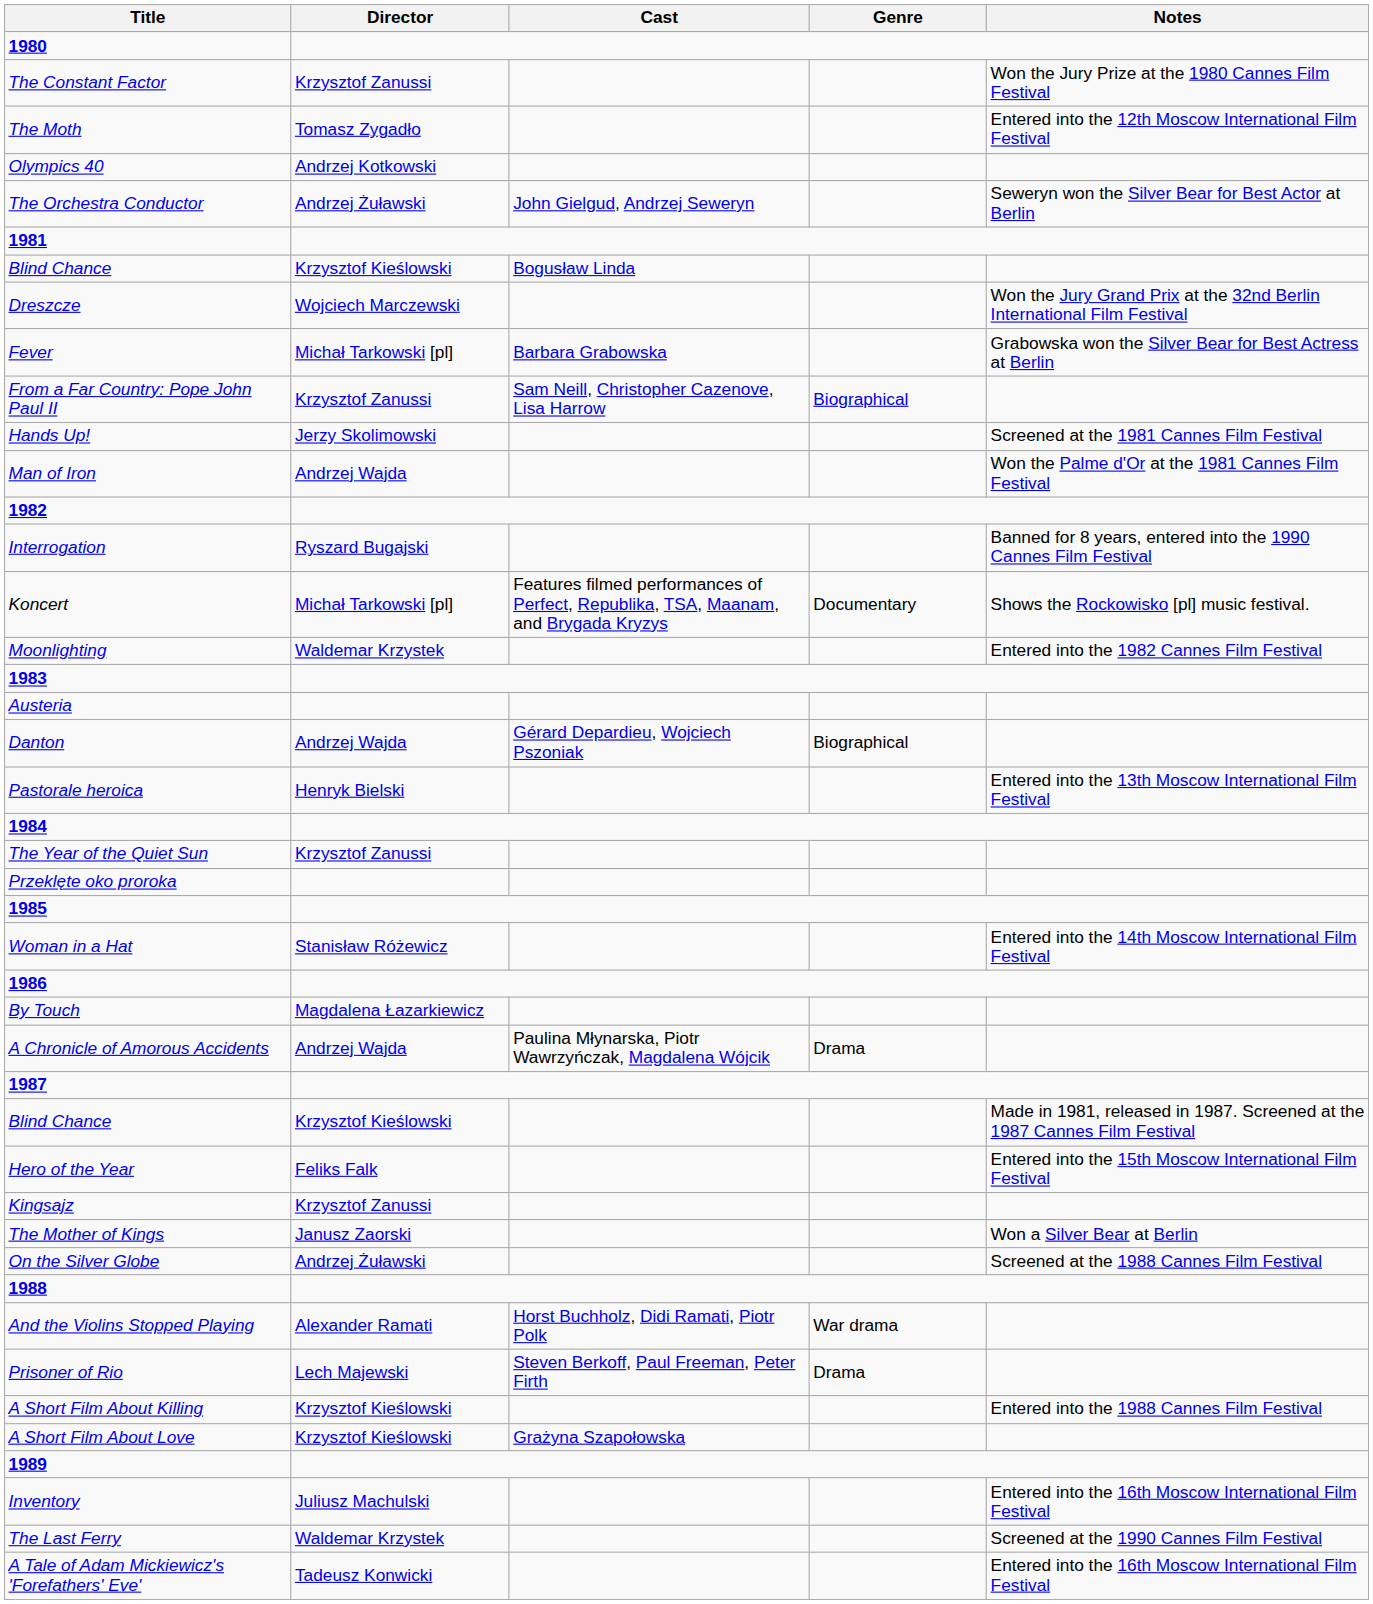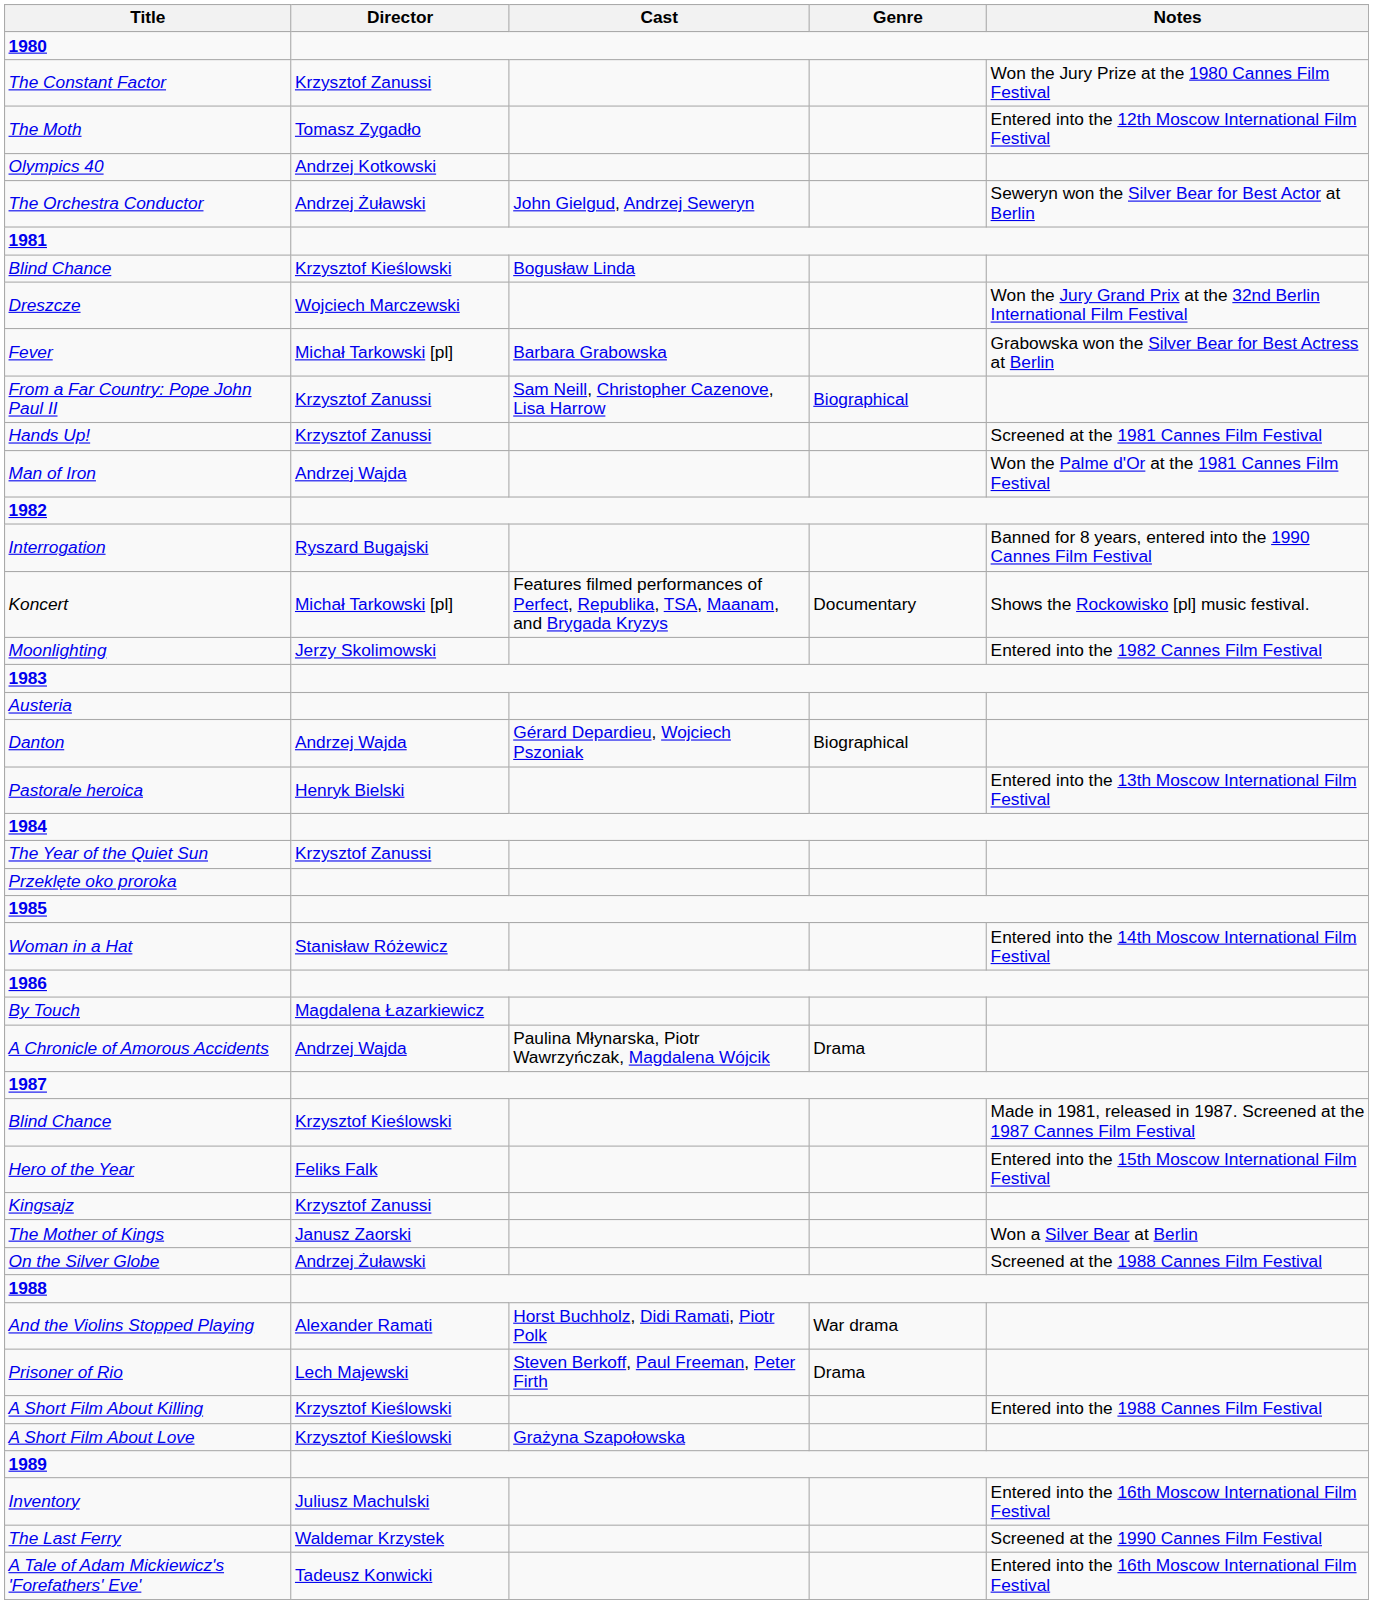(366, 436) Jerzy Skolimowski -> (363, 436) Krzysztof Zanussi
(370, 651) Waldemar Krzystek -> (366, 651) Jerzy Skolimowski
